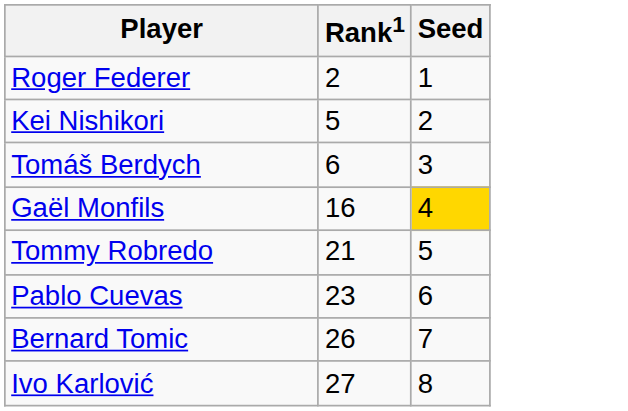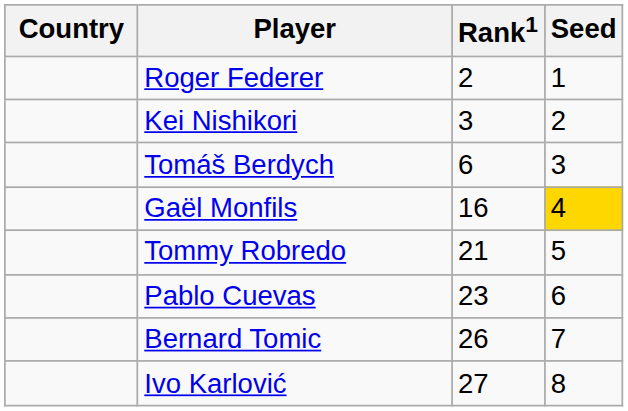+ column: (71, 30)
(333, 121) 5 -> (466, 121) 3
